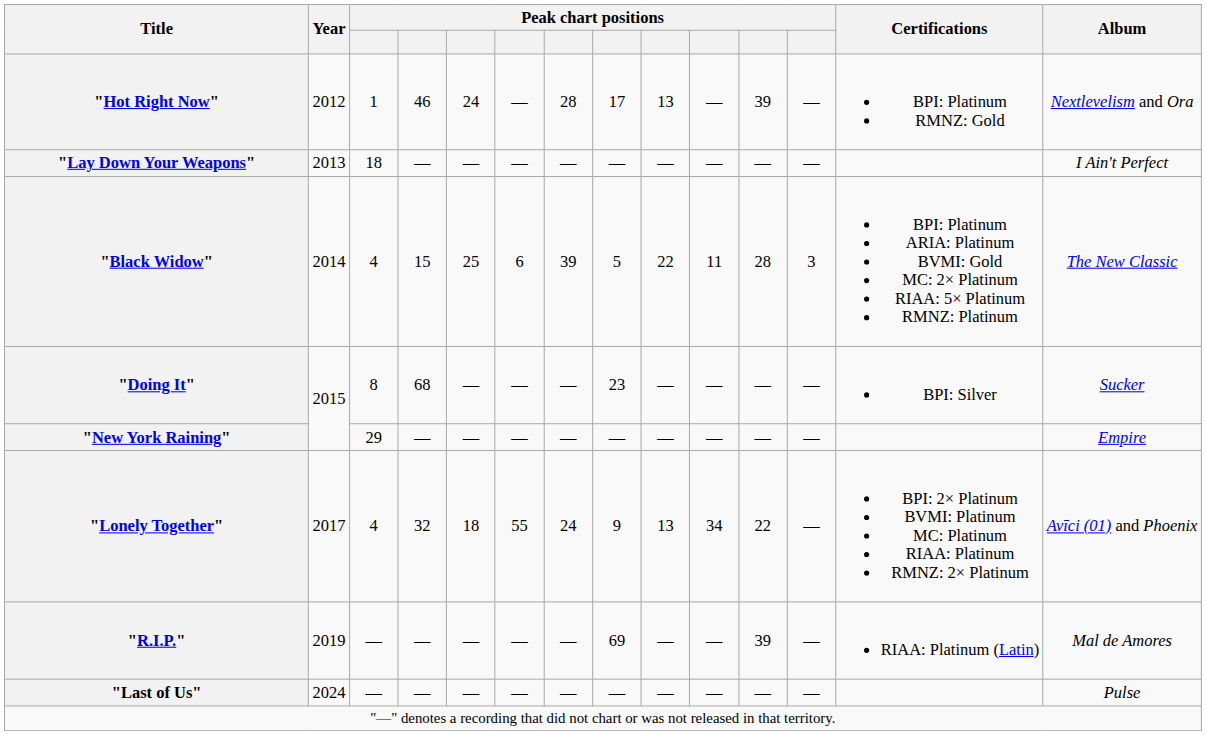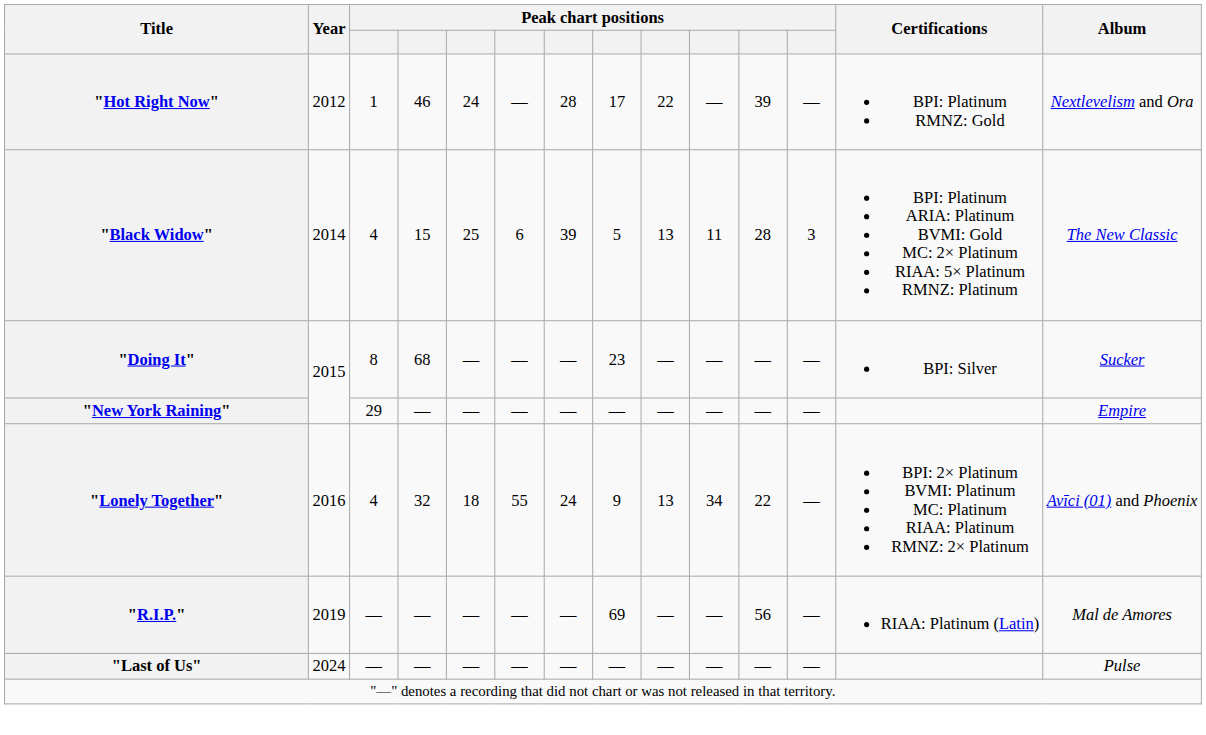(666, 101) 13 -> (666, 101) 22
- row: (157, 162)
(666, 261) 22 -> (666, 235) 13
(329, 526) 2017 -> (329, 499) 2016
(763, 640) 39 -> (763, 614) 56
